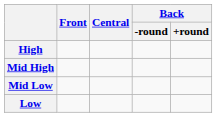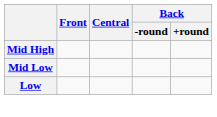- row: (30, 49)
